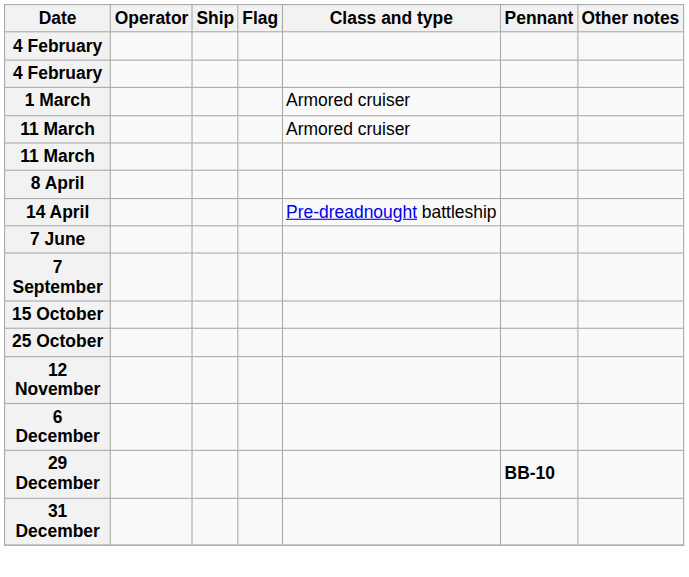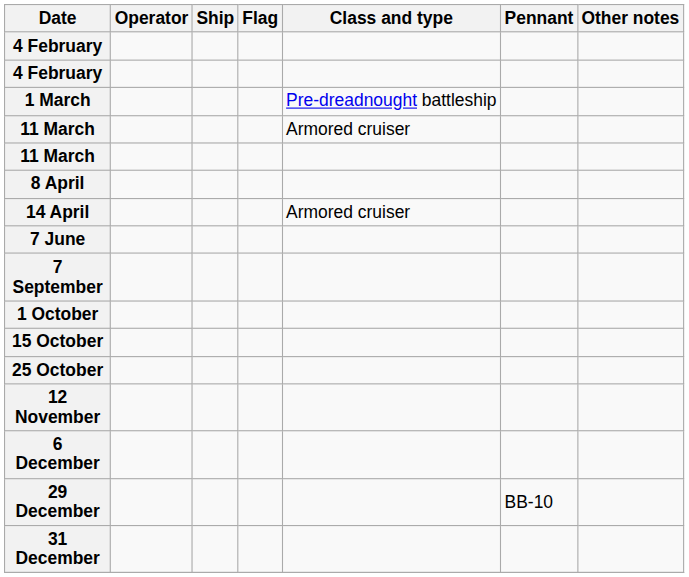(348, 101) Armored cruiser -> (391, 101) Pre-dreadnought battleship
(391, 211) Pre-dreadnought battleship -> (348, 211) Armored cruiser
+ row: (58, 314)
(530, 474) bold -> (529, 501) normal
